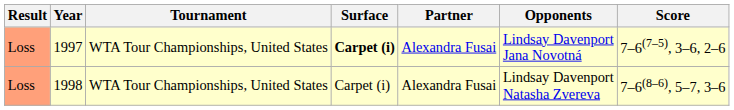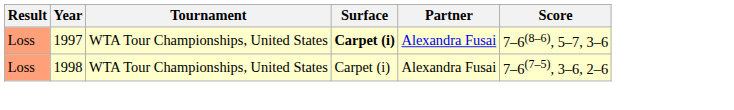- column: (558, 15)
(673, 46) 7–6(7–5), 3–6, 2–6 -> (555, 40) 7–6(8–6), 5–7, 3–6
(673, 85) 7–6(8–6), 5–7, 3–6 -> (555, 67) 7–6(7–5), 3–6, 2–6
